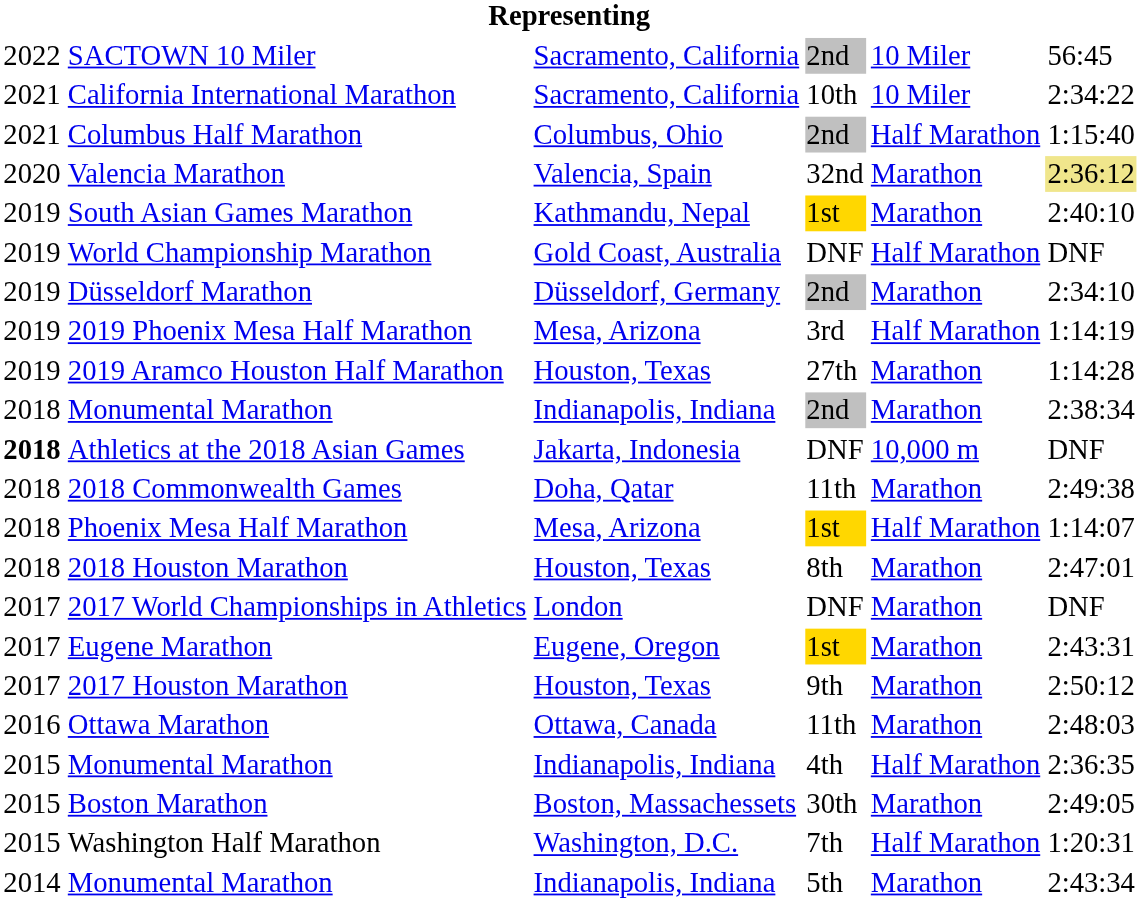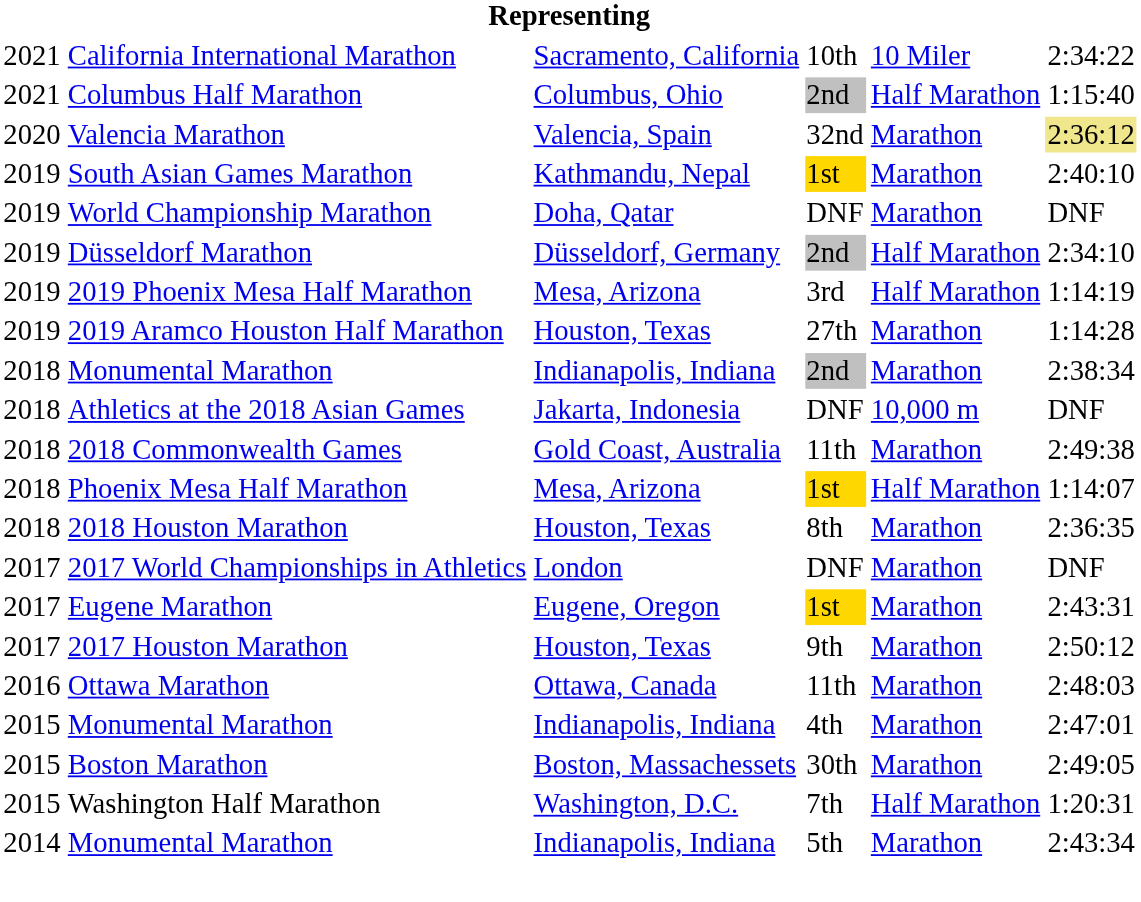- row: (192, 55)
(657, 252) Gold Coast, Australia -> (604, 212) Doha, Qatar
(956, 252) Half Marathon -> (926, 212) Marathon
(926, 291) Marathon -> (956, 252) Half Marathon
(32, 449) bold -> (32, 409) normal
(604, 488) Doha, Qatar -> (657, 449) Gold Coast, Australia
(1091, 567) 2:47:01 -> (1091, 528) 2:36:35
(956, 764) Half Marathon -> (926, 724) Marathon
(1091, 764) 2:36:35 -> (1091, 724) 2:47:01
